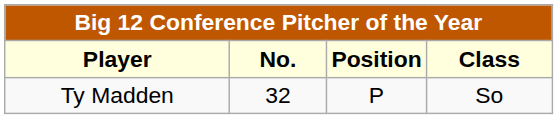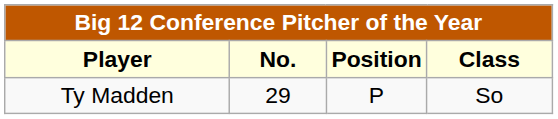(278, 95) 32 -> (278, 95) 29
